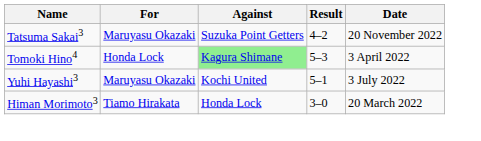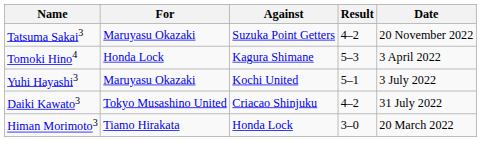(242, 57) lightgreen background -> (273, 57) no background
+ row: (44, 102)
